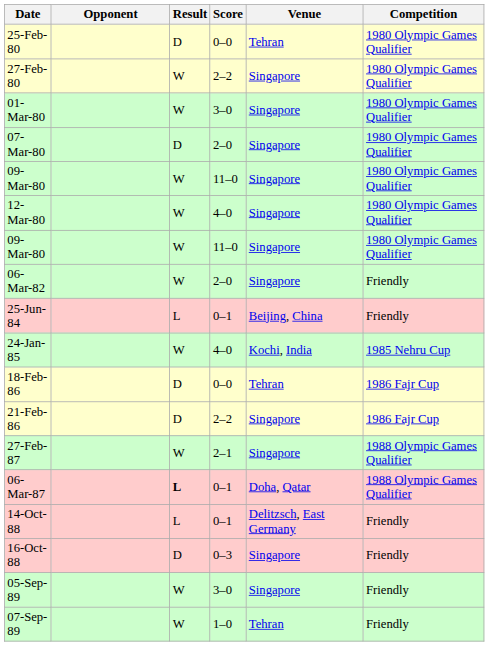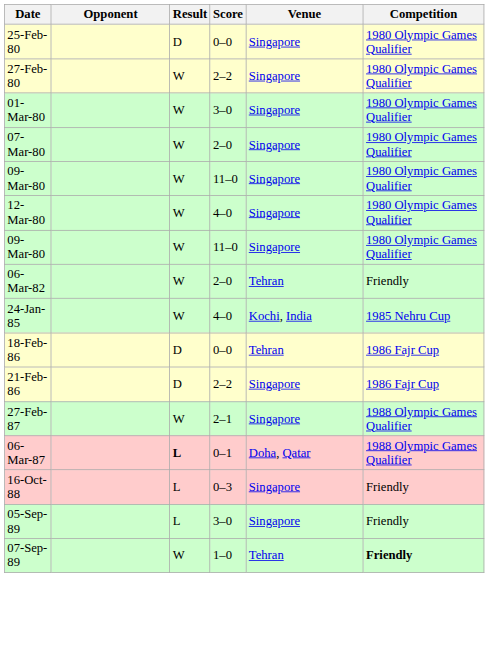(266, 41) Tehran -> (274, 41) Singapore
(177, 144) D -> (179, 144) W
(274, 281) Singapore -> (266, 281) Tehran
- row: (27, 315)
- row: (27, 521)
(177, 555) D -> (177, 487) L
(179, 589) W -> (177, 521) L
(387, 624) normal -> (389, 555) bold
